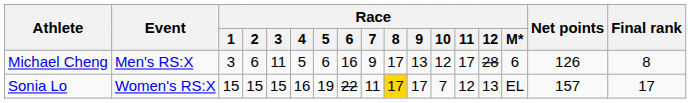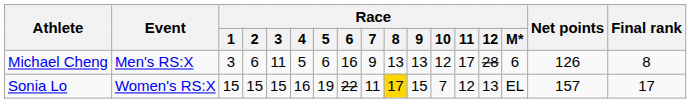(396, 63) 17 -> (396, 63) 13
(419, 86) 17 -> (419, 86) 15
